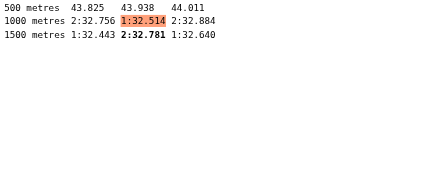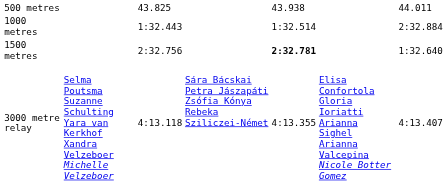(93, 21) 2:32.756 -> (160, 26) 1:32.443
(143, 21) lightsalmon background -> (294, 26) no background
(93, 34) 1:32.443 -> (160, 50) 2:32.756
+ row: (32, 122)
